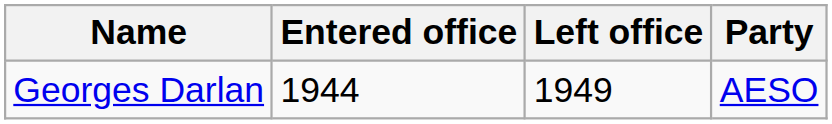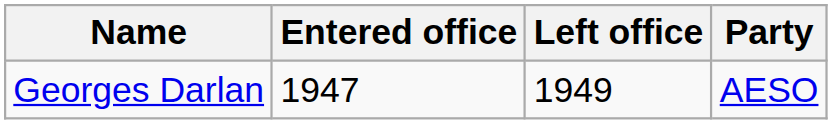(320, 88) 1944 -> (320, 88) 1947
